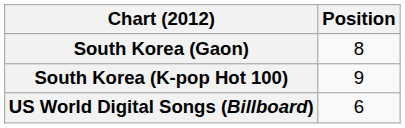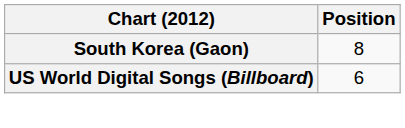- row: (161, 78)
